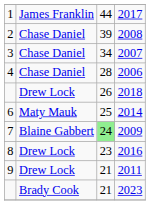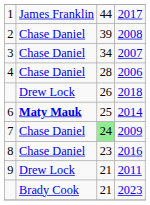(48, 111) normal -> (50, 111) bold
(57, 131) Blaine Gabbert -> (52, 131) Chase Daniel
(47, 151) Drew Lock -> (52, 151) Chase Daniel
